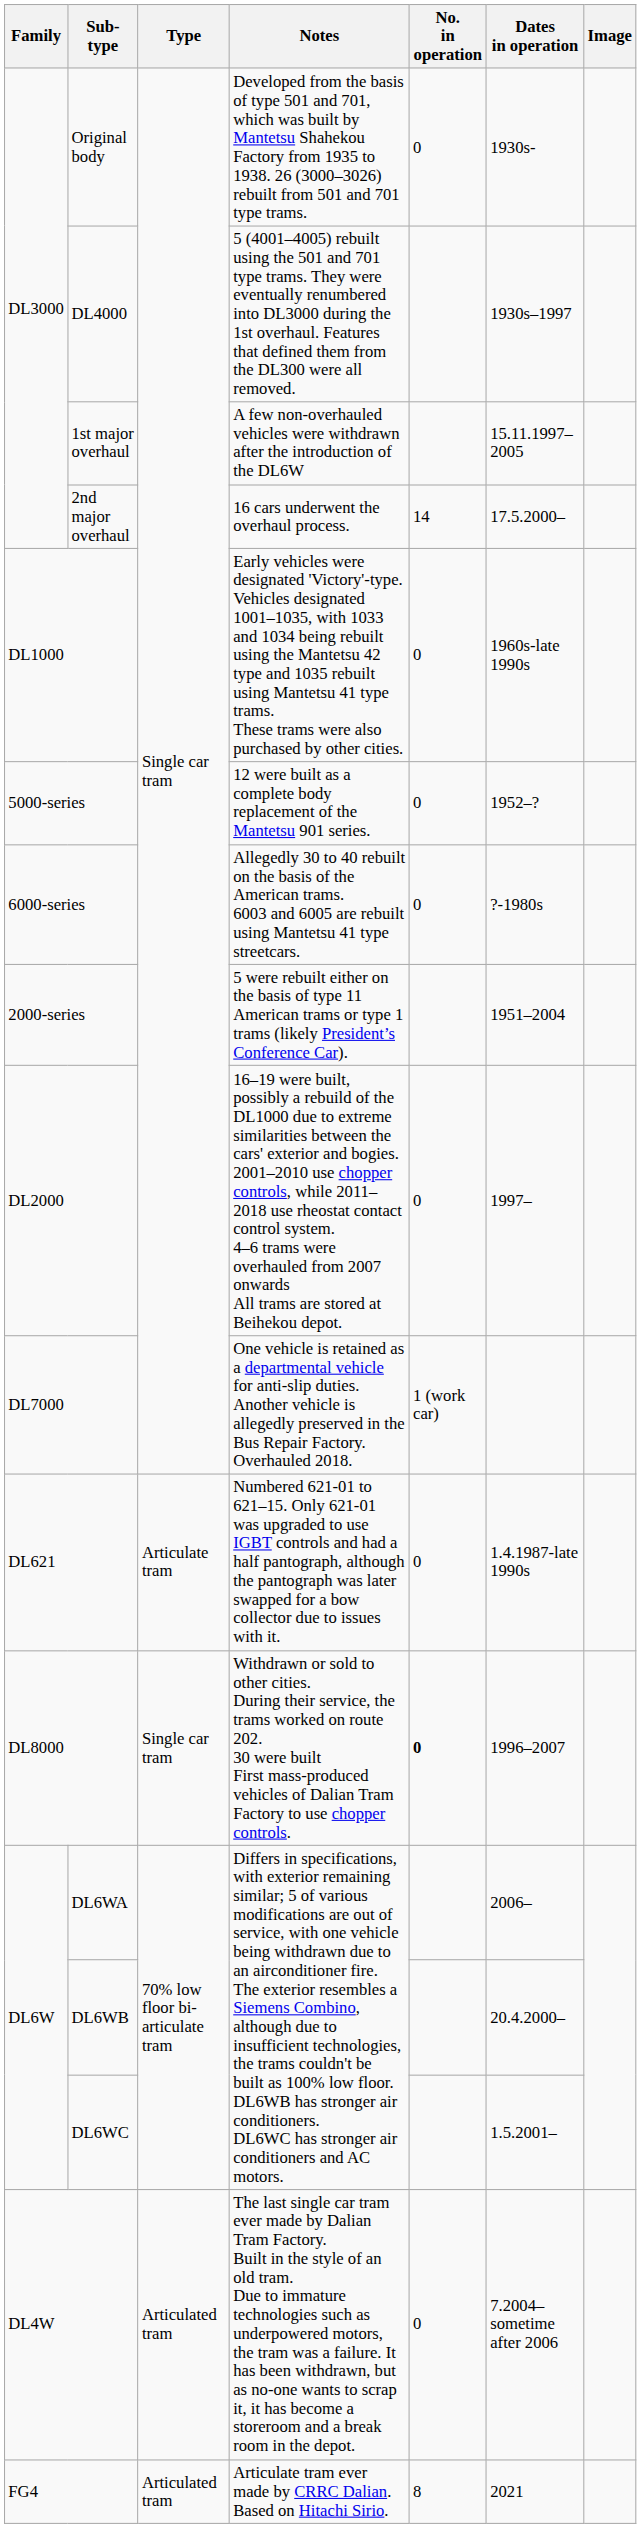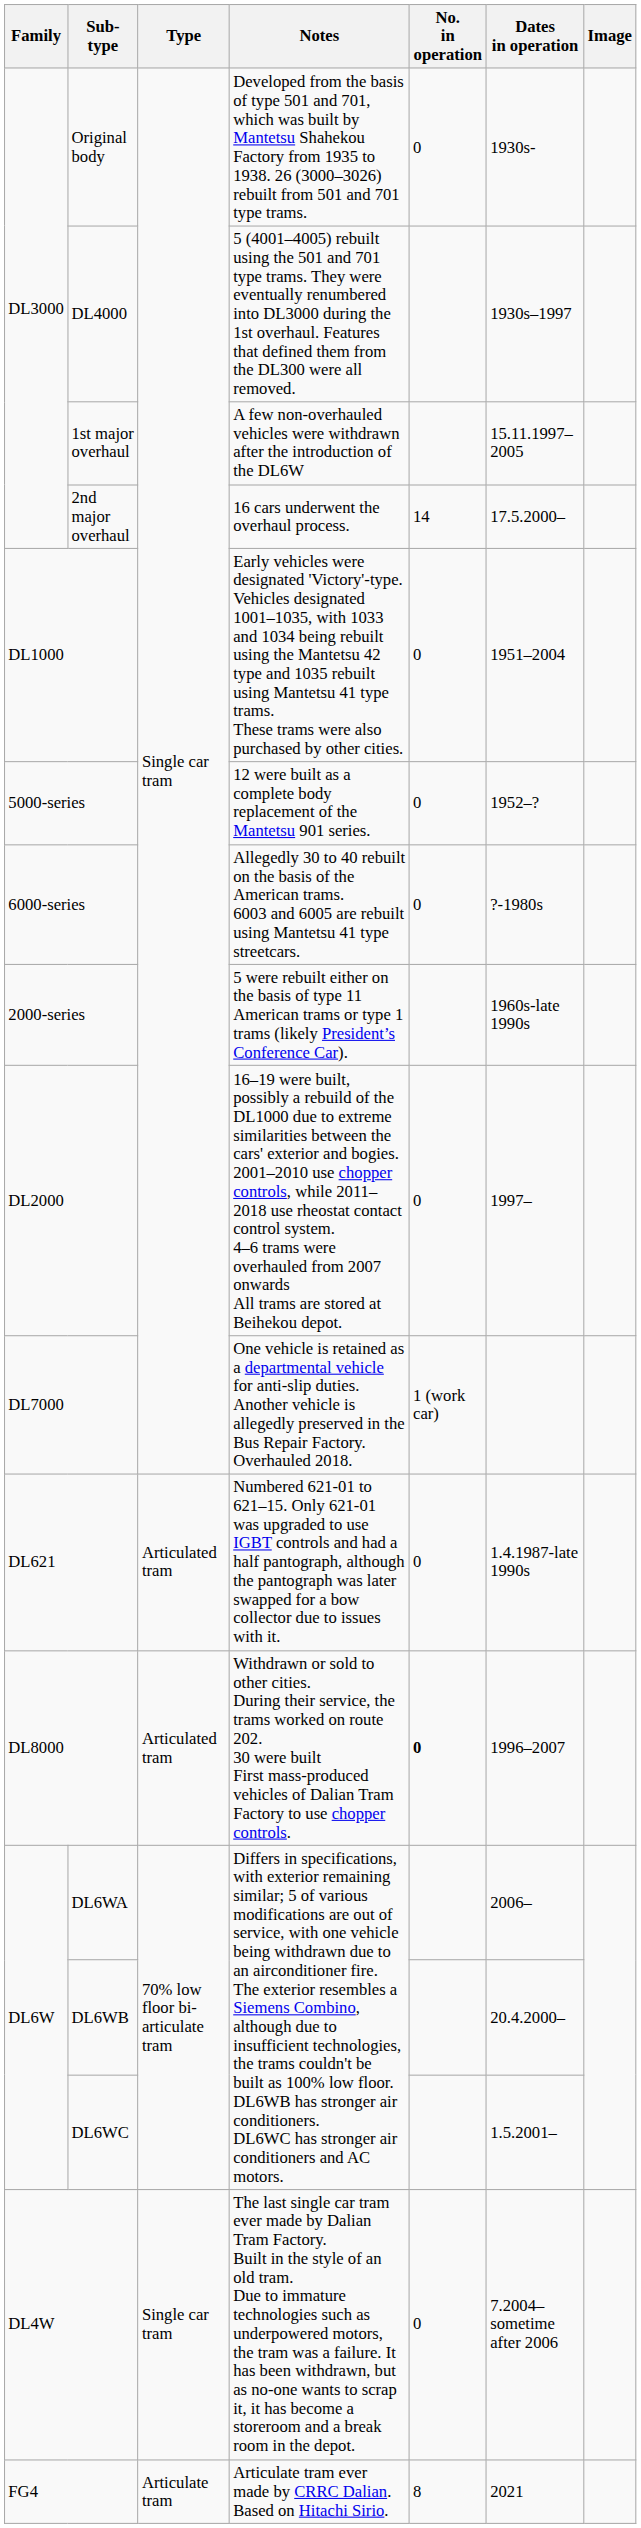(525, 655) 1960s-late 1990s -> (528, 655) 1951–2004
(528, 1015) 1951–2004 -> (525, 1015) 1960s-late 1990s
(175, 1562) Articulate tram -> (179, 1562) Articulated tram
(175, 1747) Single car tram -> (179, 1747) Articulated tram
(179, 2324) Articulated tram -> (175, 2324) Single car tram
(179, 2491) Articulated tram -> (175, 2491) Articulate tram
